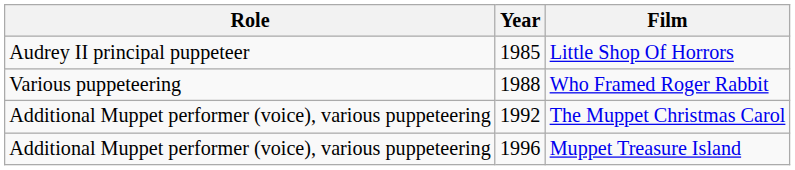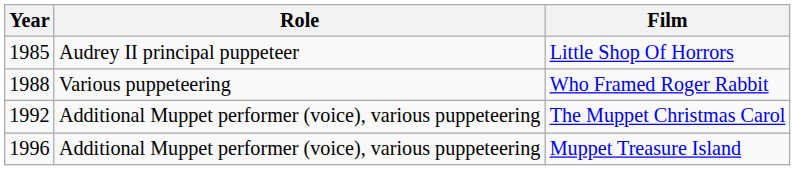columns swapped: (520, 20) <-> (250, 20)
